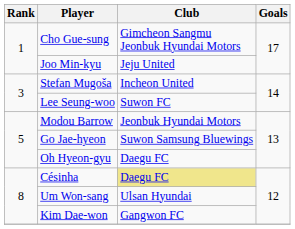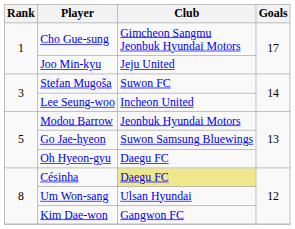(157, 83) Incheon United -> (145, 83) Suwon FC
(145, 102) Suwon FC -> (157, 102) Incheon United
